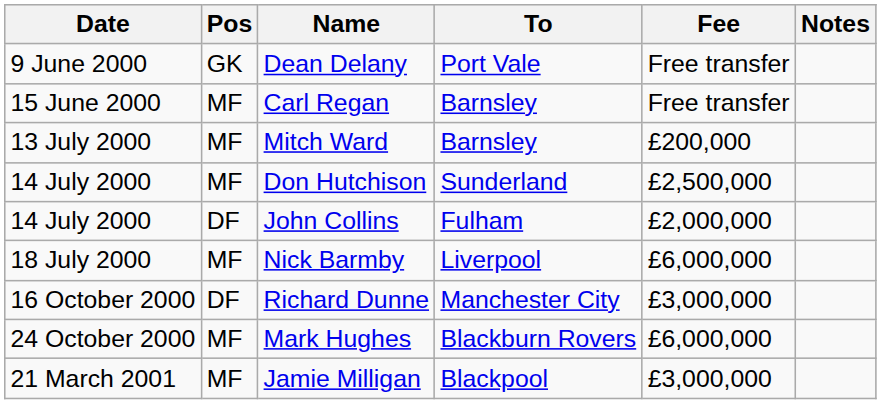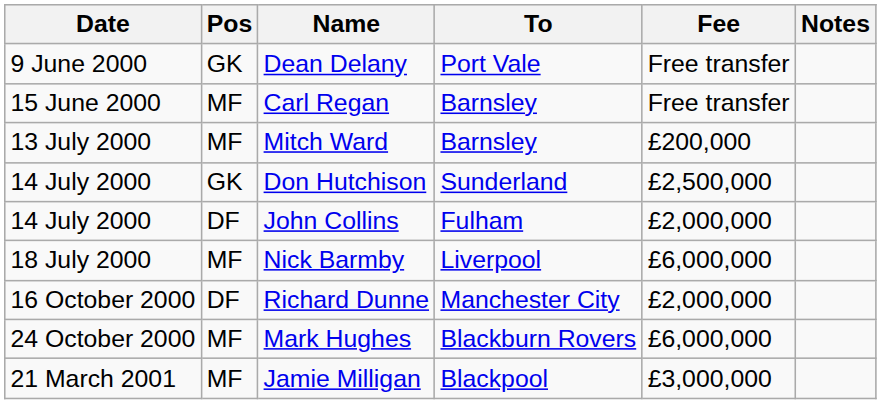(225, 181) MF -> (225, 181) GK
(710, 299) £3,000,000 -> (710, 299) £2,000,000
